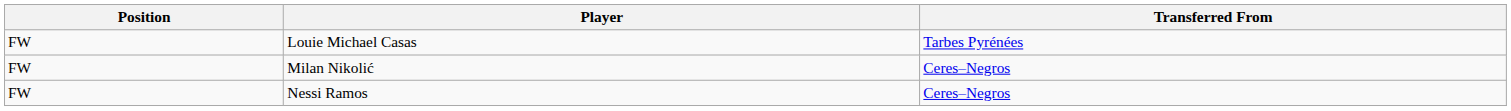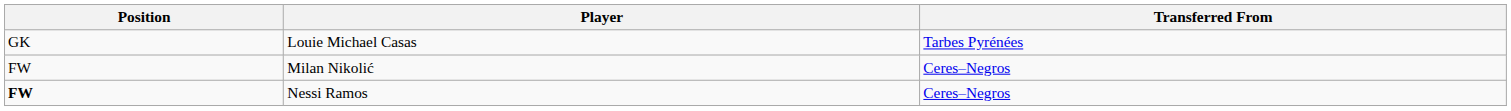(20, 42) FW -> (19, 42) GK
(20, 93) normal -> (20, 93) bold
